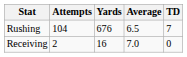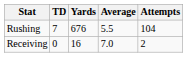columns swapped: (72, 12) <-> (173, 12)
(133, 28) 6.5 -> (107, 28) 5.5
